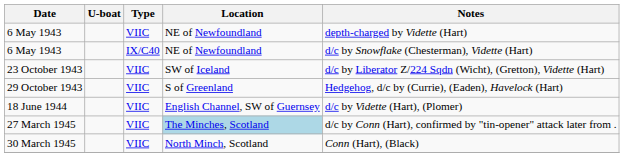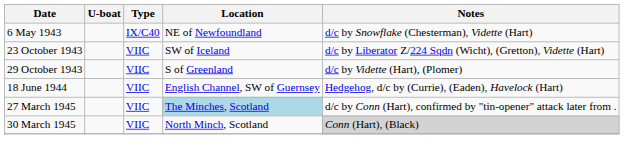- row: (34, 32)
(444, 88) Hedgehog, d/c by (Currie), (Eaden), Havelock (Hart) -> (394, 69) d/c by Vidette (Hart), (Plomer)
(394, 106) d/c by Vidette (Hart), (Plomer) -> (444, 88) Hedgehog, d/c by (Currie), (Eaden), Havelock (Hart)
(372, 143) no background -> (372, 125) lightgrey background
